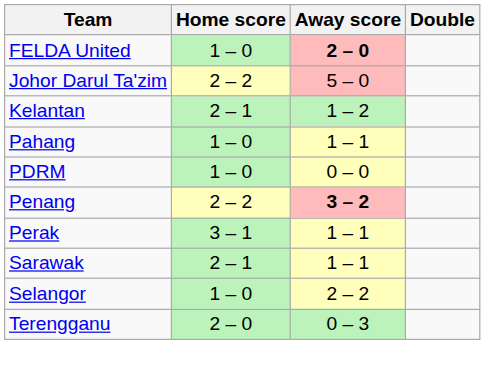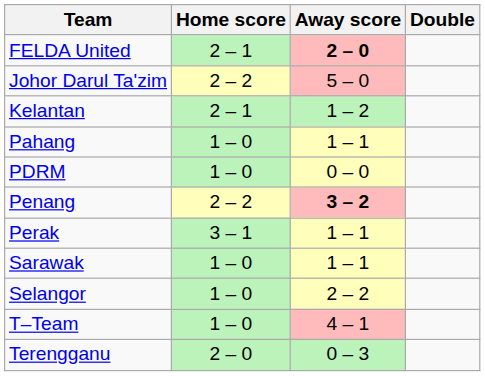(231, 50) 1 – 0 -> (231, 50) 2 – 1
(231, 263) 2 – 1 -> (231, 263) 1 – 0
+ row: (44, 324)
